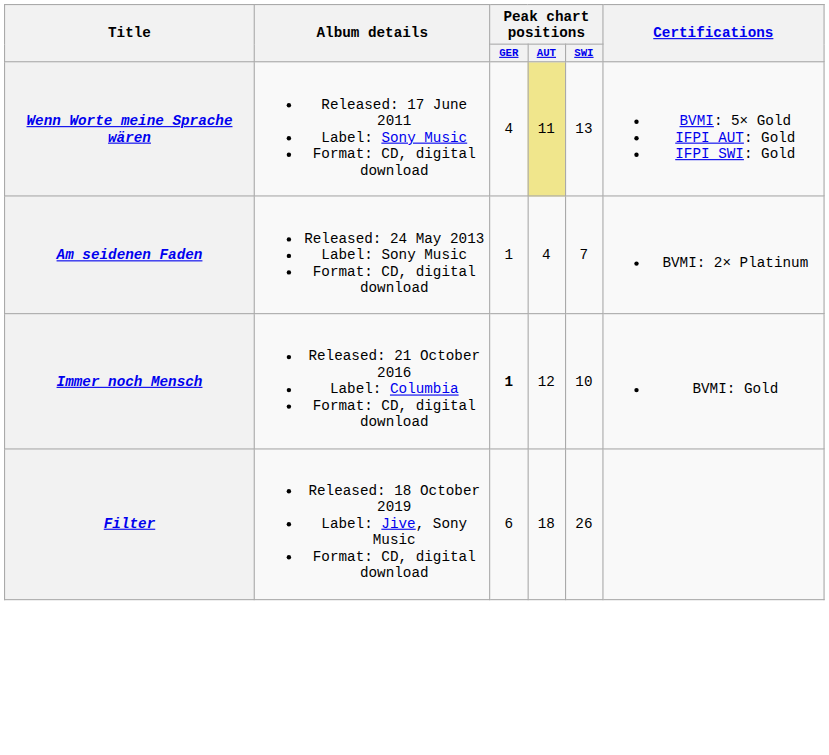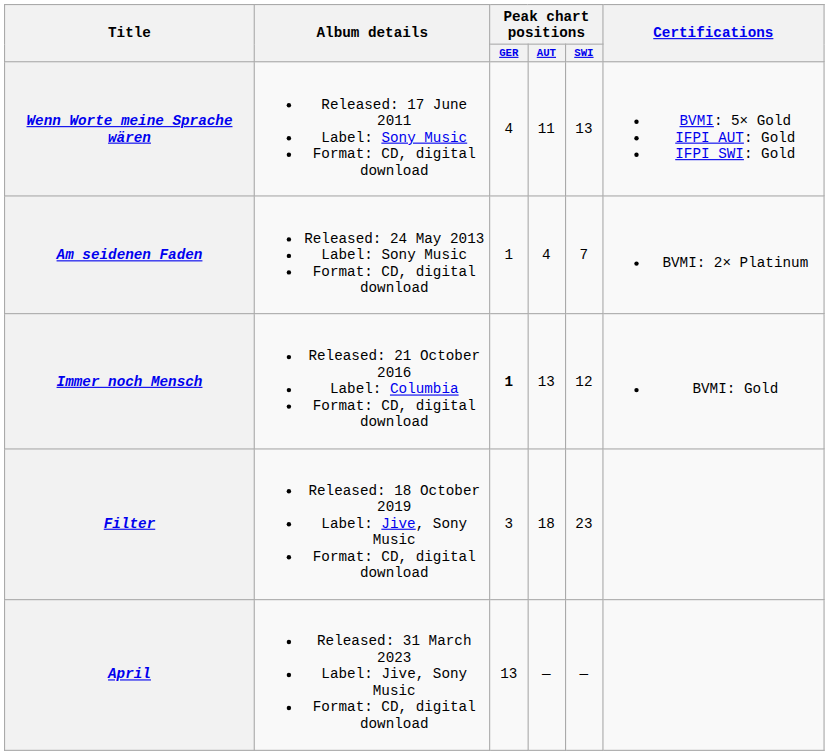(546, 129) khaki background -> (546, 129) no background
(546, 381) 12 -> (546, 381) 13
(584, 381) 10 -> (584, 381) 12
(509, 524) 6 -> (509, 524) 3
(584, 524) 26 -> (584, 524) 23
+ row: (129, 675)
